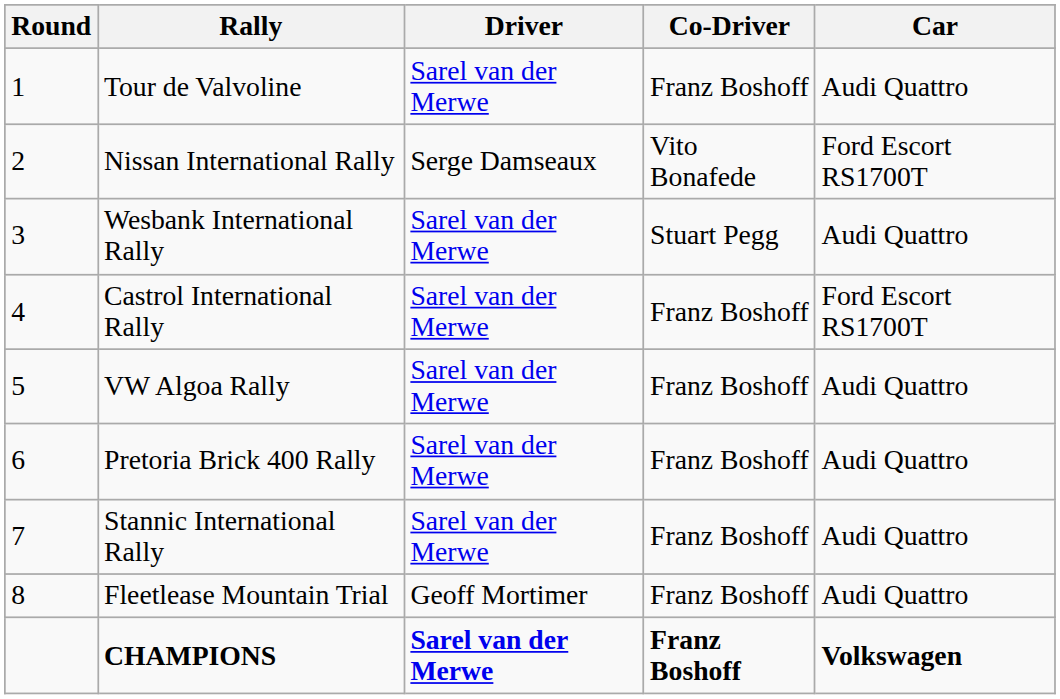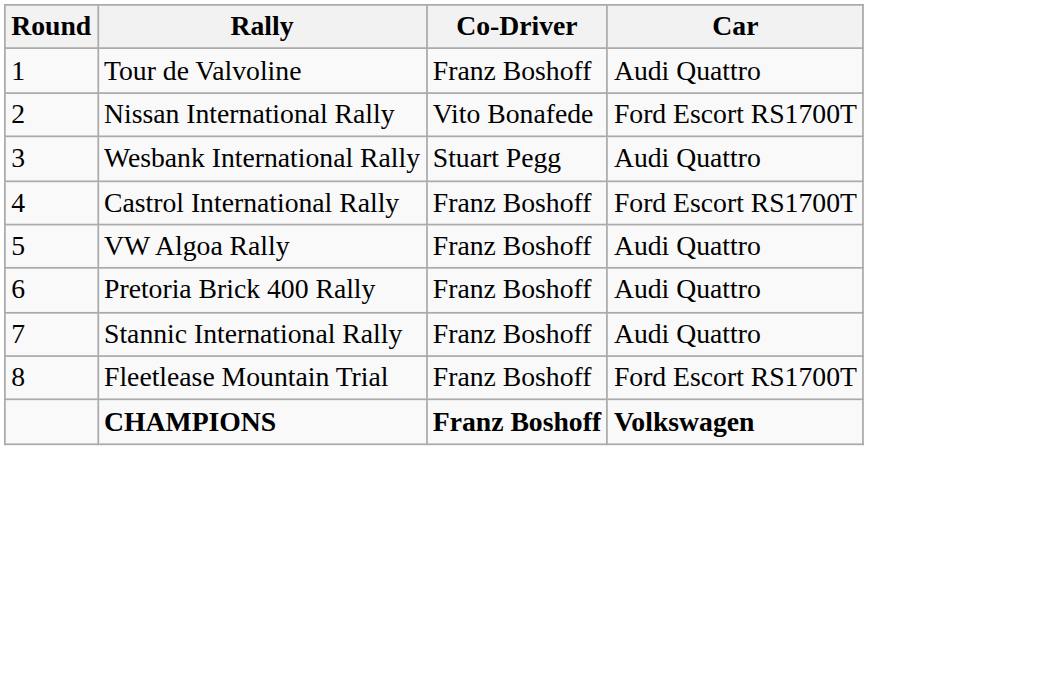- column: (524, 26)
(895, 595) Audi Quattro -> (735, 377) Ford Escort RS1700T
